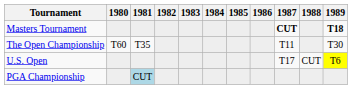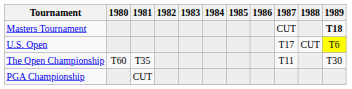(287, 28) bold -> (286, 28) normal
rows swapped: (27, 60) <-> (55, 44)
(143, 76) lightblue background -> (143, 76) no background
